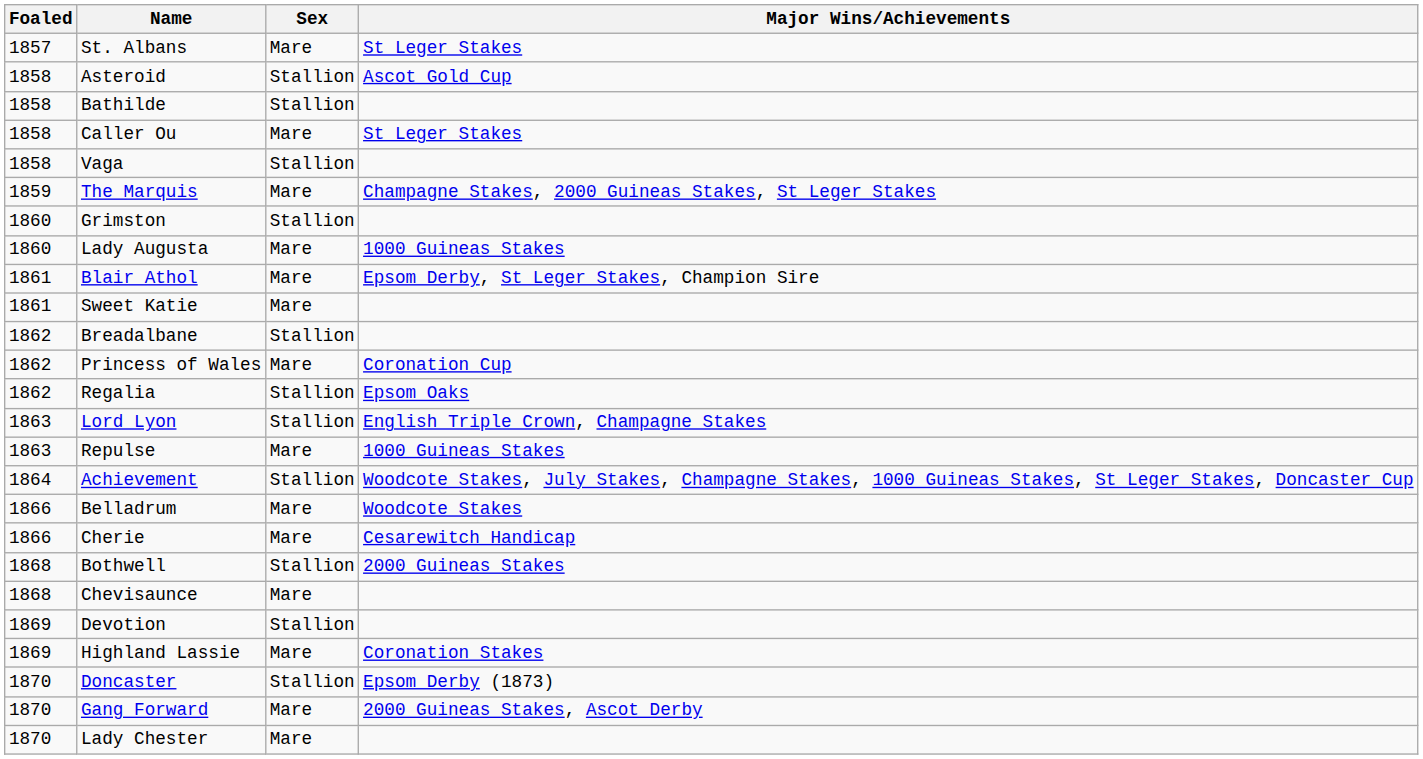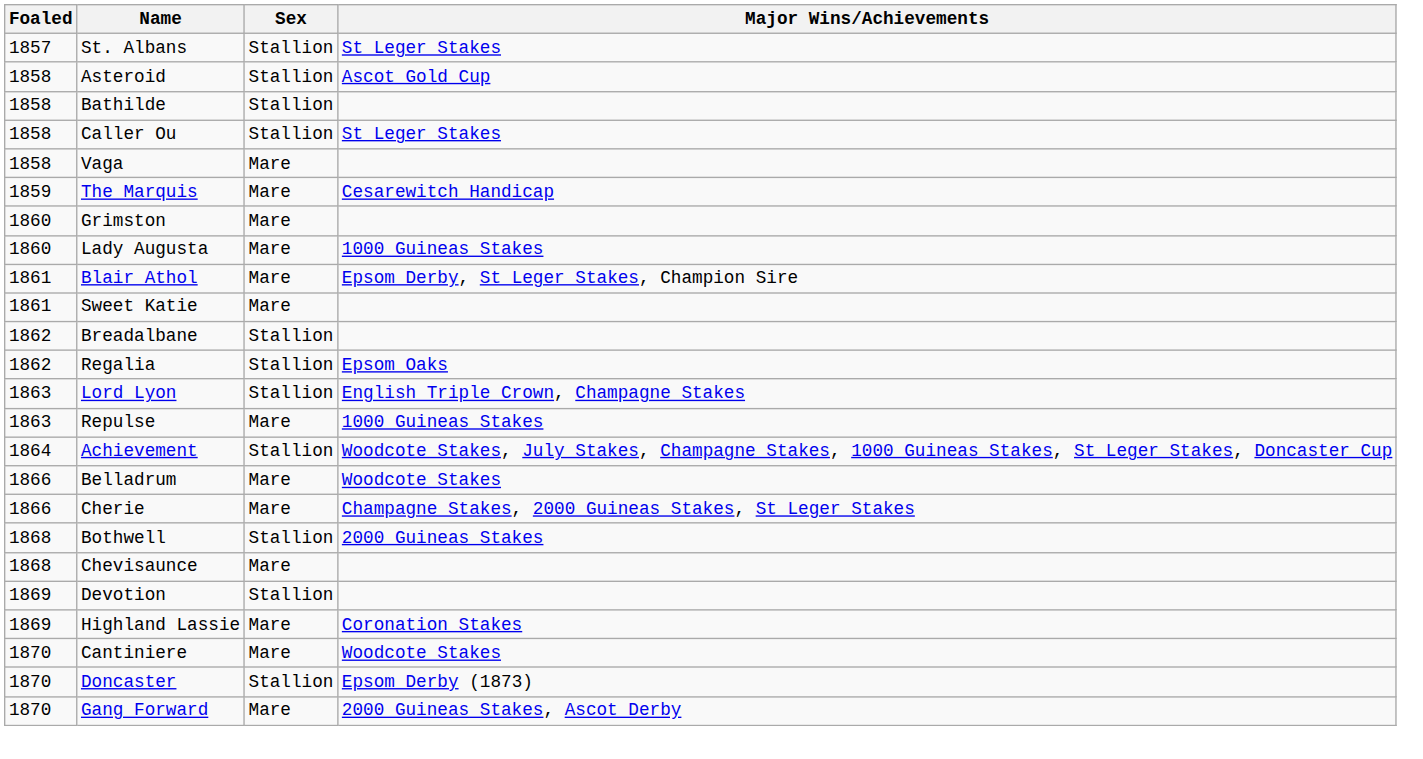(291, 48) Mare -> (291, 48) Stallion
(291, 134) Mare -> (291, 134) Stallion
(312, 163) Stallion -> (270, 163) Mare
(650, 192) Champagne Stakes, 2000 Guineas Stakes, St Leger Stakes -> (448, 192) Cesarewitch Handicap
(312, 221) Stallion -> (270, 221) Mare
- row: (171, 365)
(469, 538) Cesarewitch Handicap -> (628, 509) Champagne Stakes, 2000 Guineas Stakes, St Leger Stakes
+ row: (134, 653)
- row: (145, 739)
